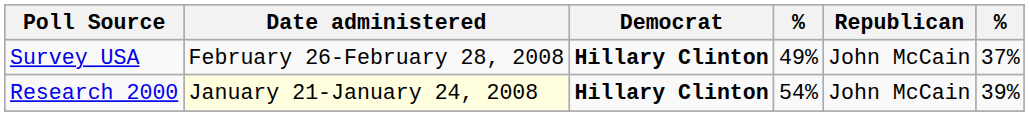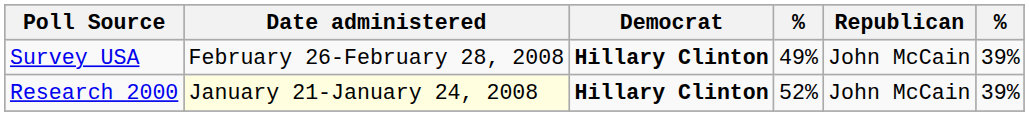(1000, 58) 37% -> (1000, 58) 39%
(798, 93) 54% -> (798, 93) 52%
